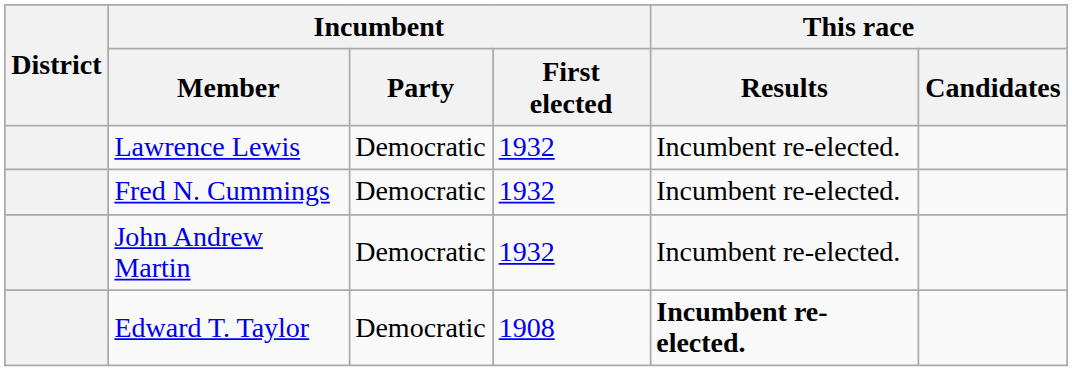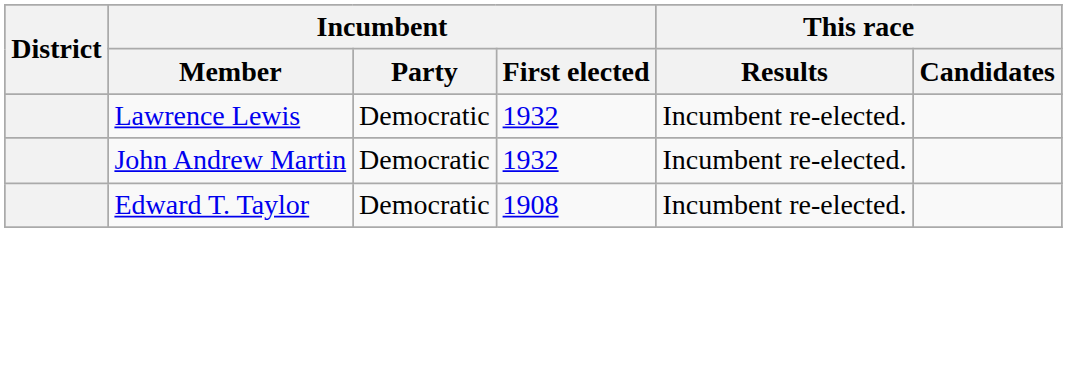- row: (222, 191)
(742, 327) bold -> (784, 204) normal
